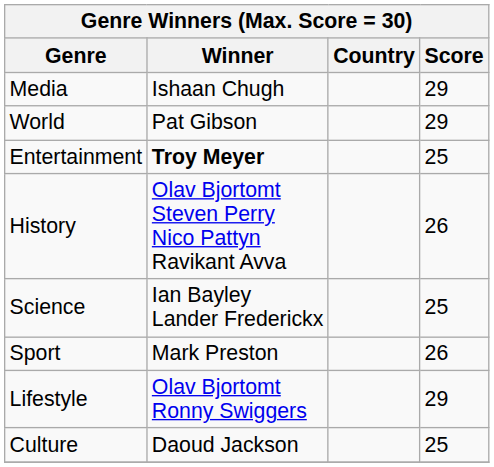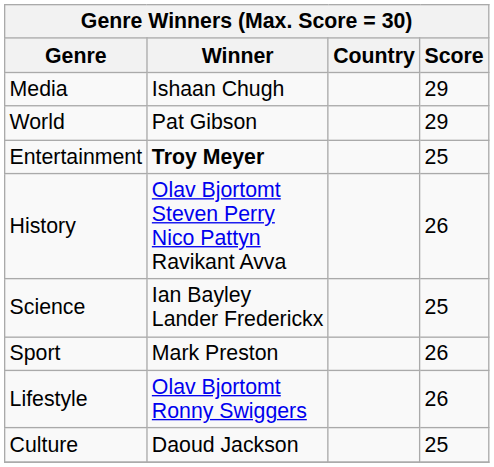(436, 399) 29 -> (436, 399) 26
